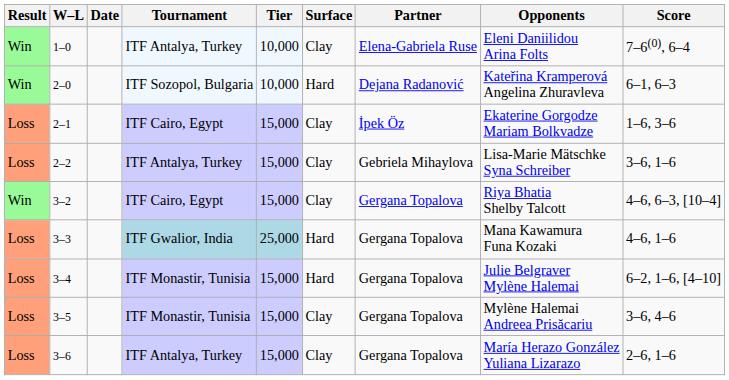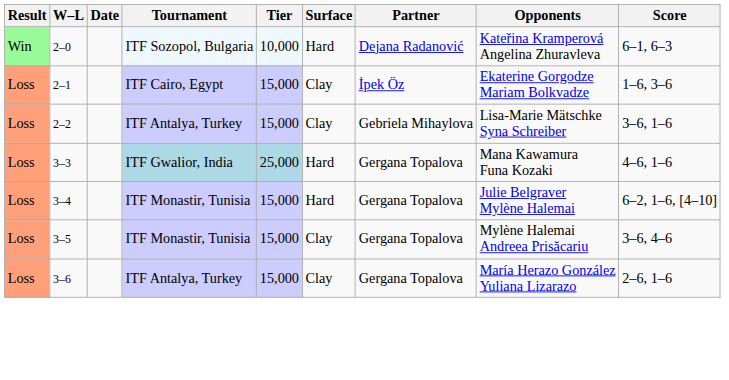- row: (62, 47)
- row: (62, 201)
